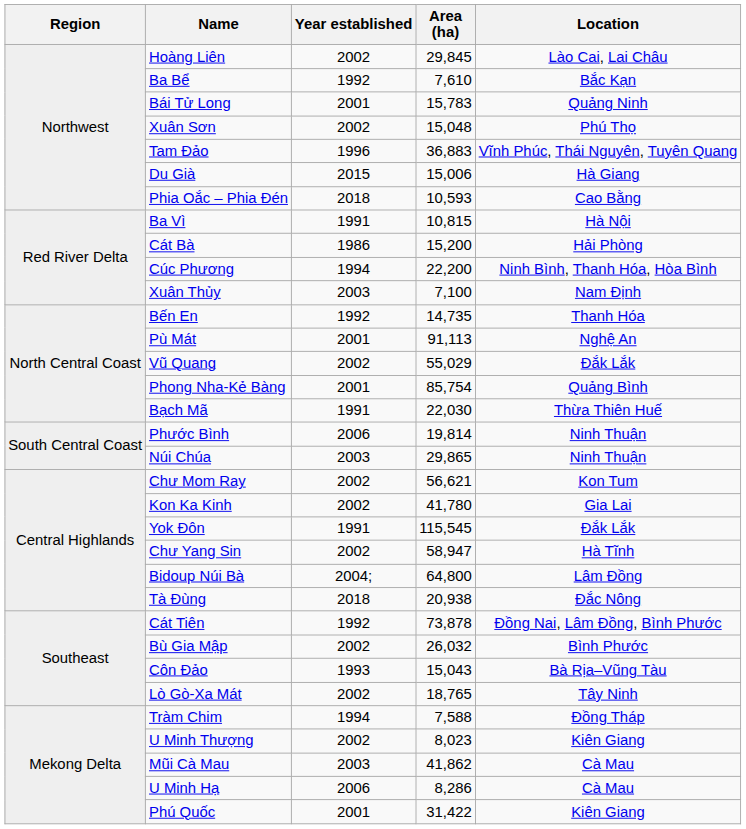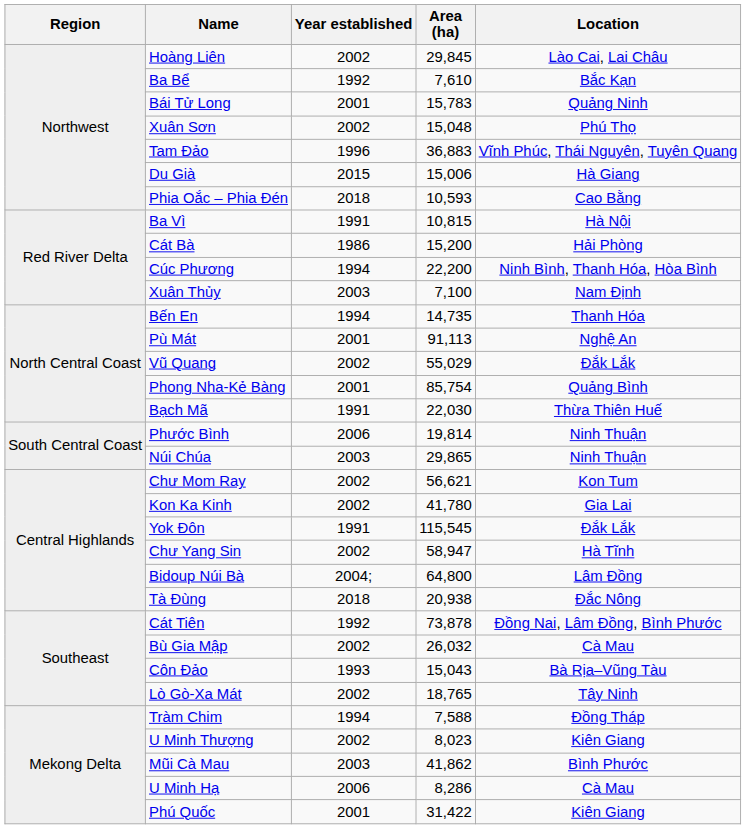(354, 316) 1992 -> (354, 316) 1994
(608, 646) Bình Phước -> (608, 646) Cà Mau
(608, 764) Cà Mau -> (608, 764) Bình Phước
